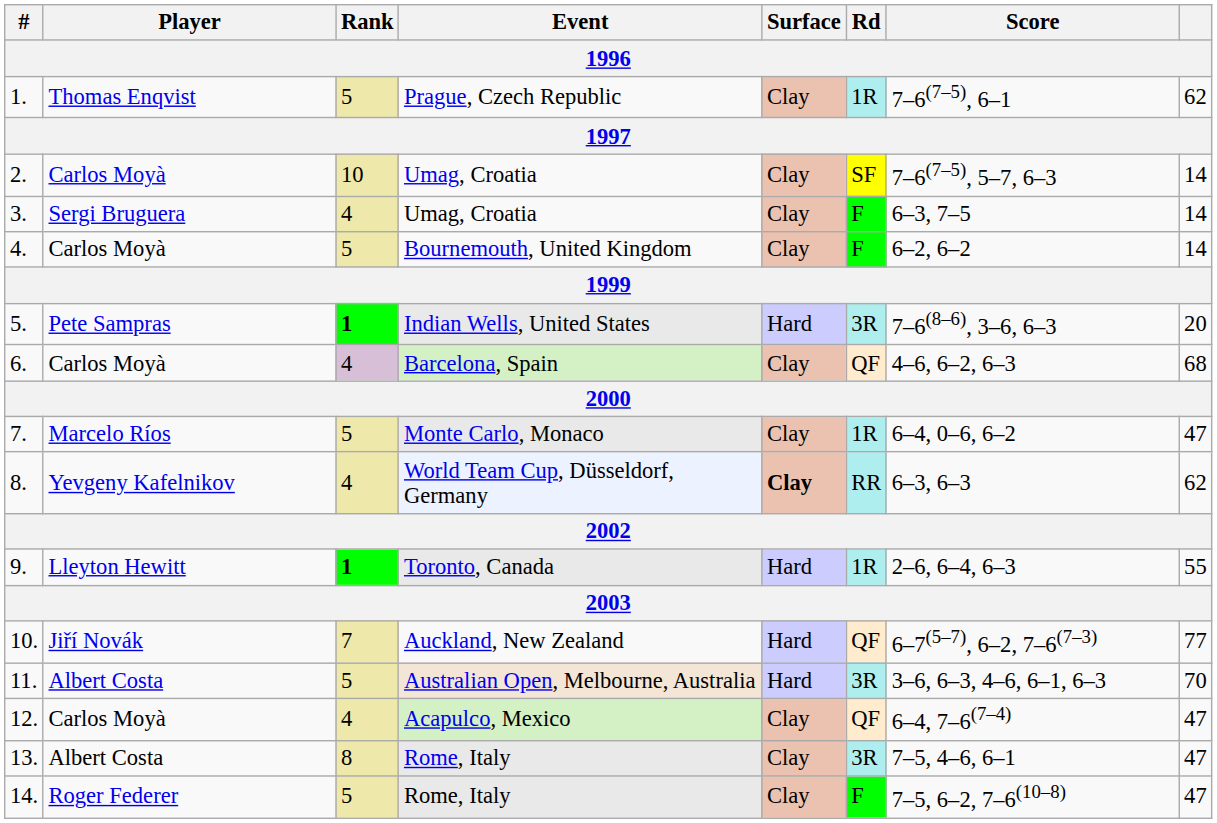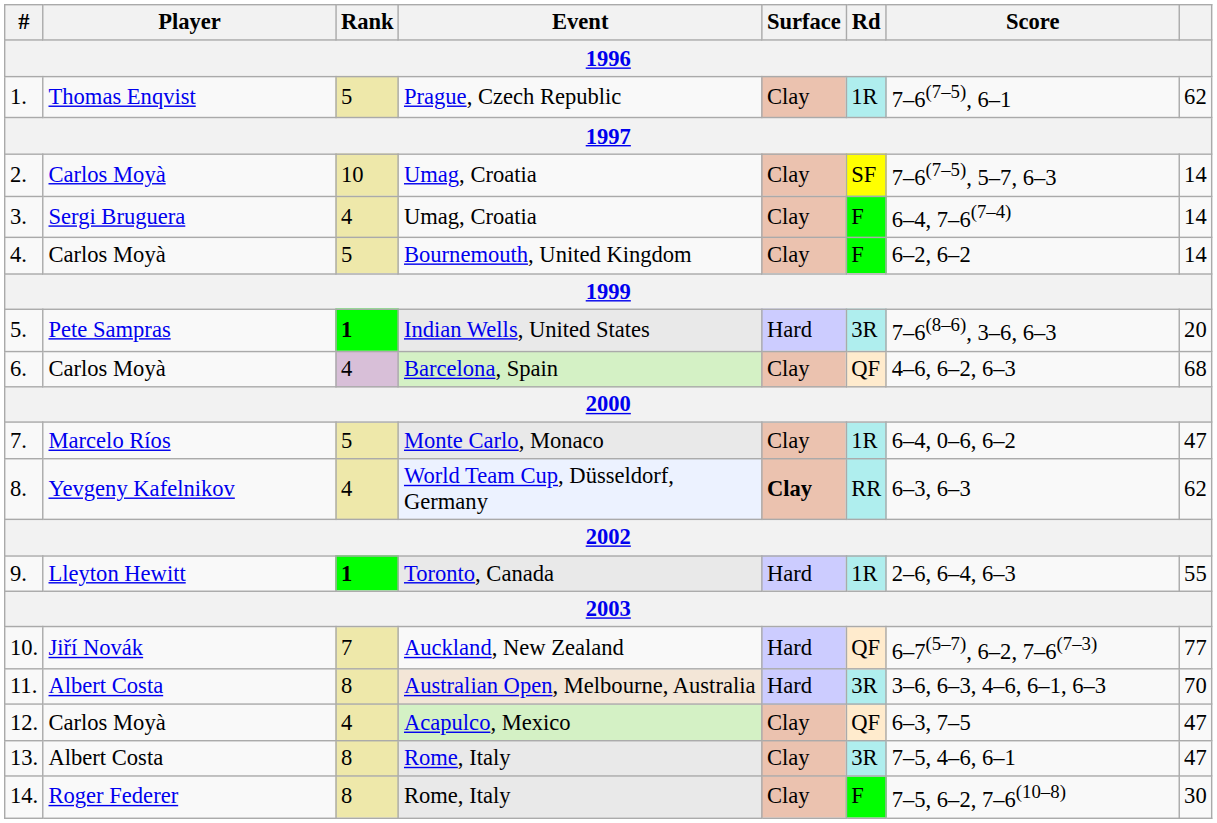(931, 213) 6–3, 7–5 -> (952, 216) 6–4, 7–6(7–4)
(347, 680) 5 -> (347, 686) 8
(952, 719) 6–4, 7–6(7–4) -> (931, 722) 6–3, 7–5
(347, 796) 5 -> (347, 796) 8
(1195, 796) 47 -> (1195, 796) 30
